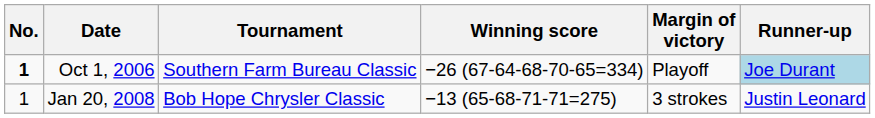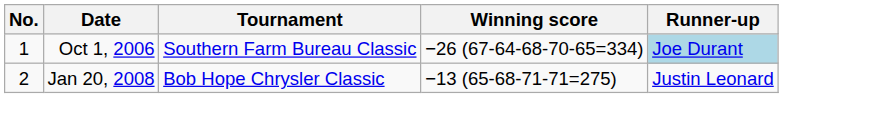- column: (694, 30)
(24, 70) bold -> (24, 49) normal
(24, 99) 1 -> (24, 78) 2
